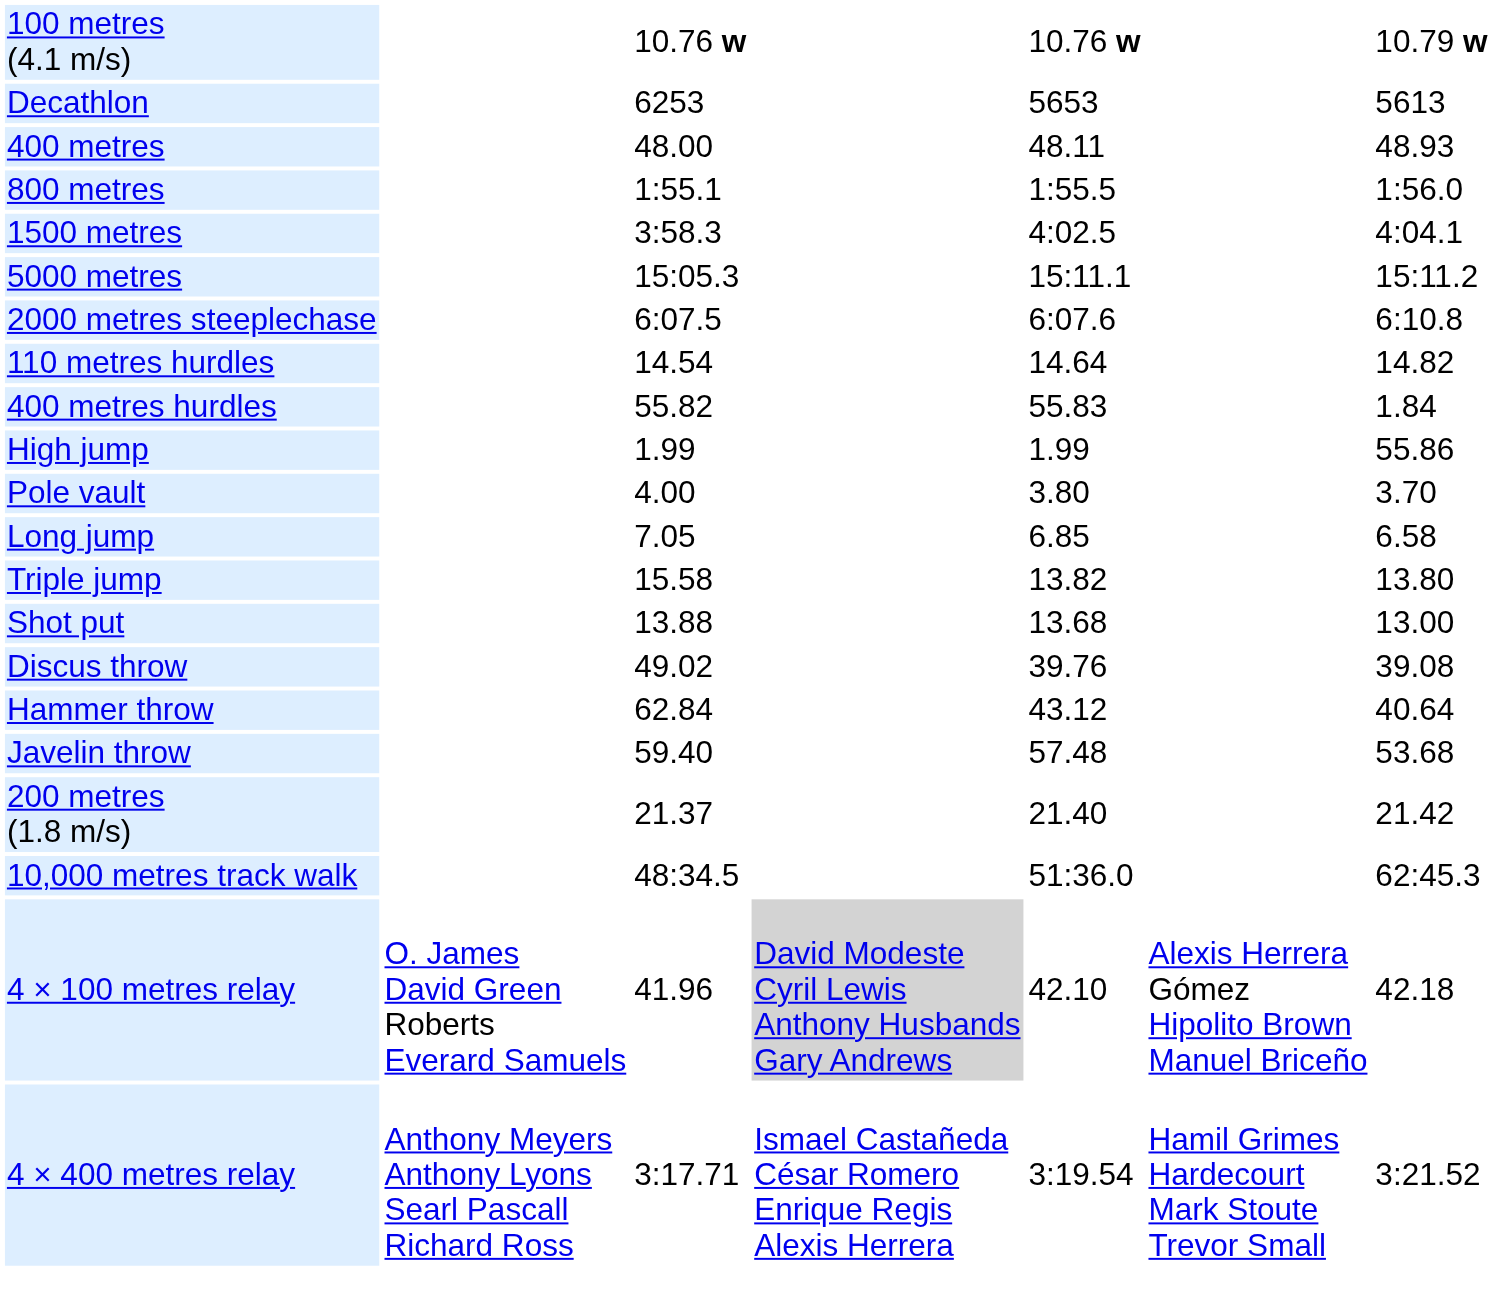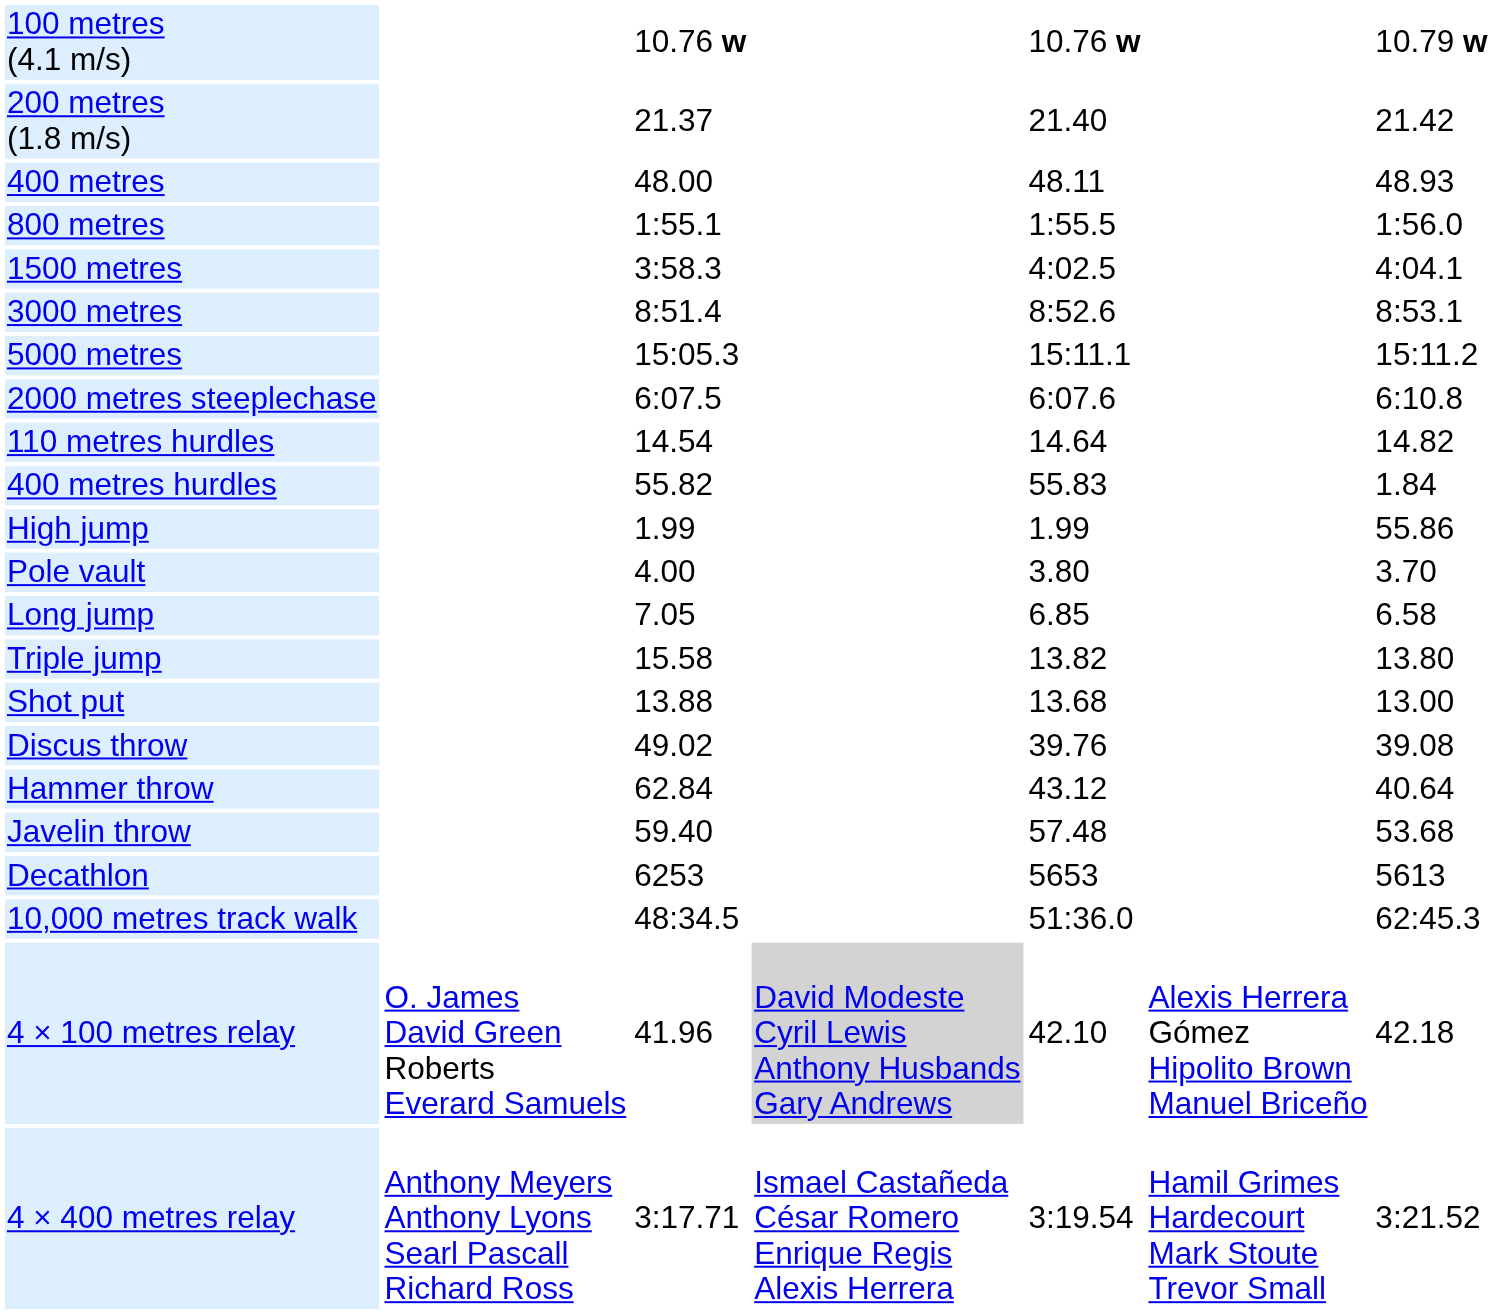rows swapped: (86, 814) <-> (78, 102)
+ row: (95, 311)
